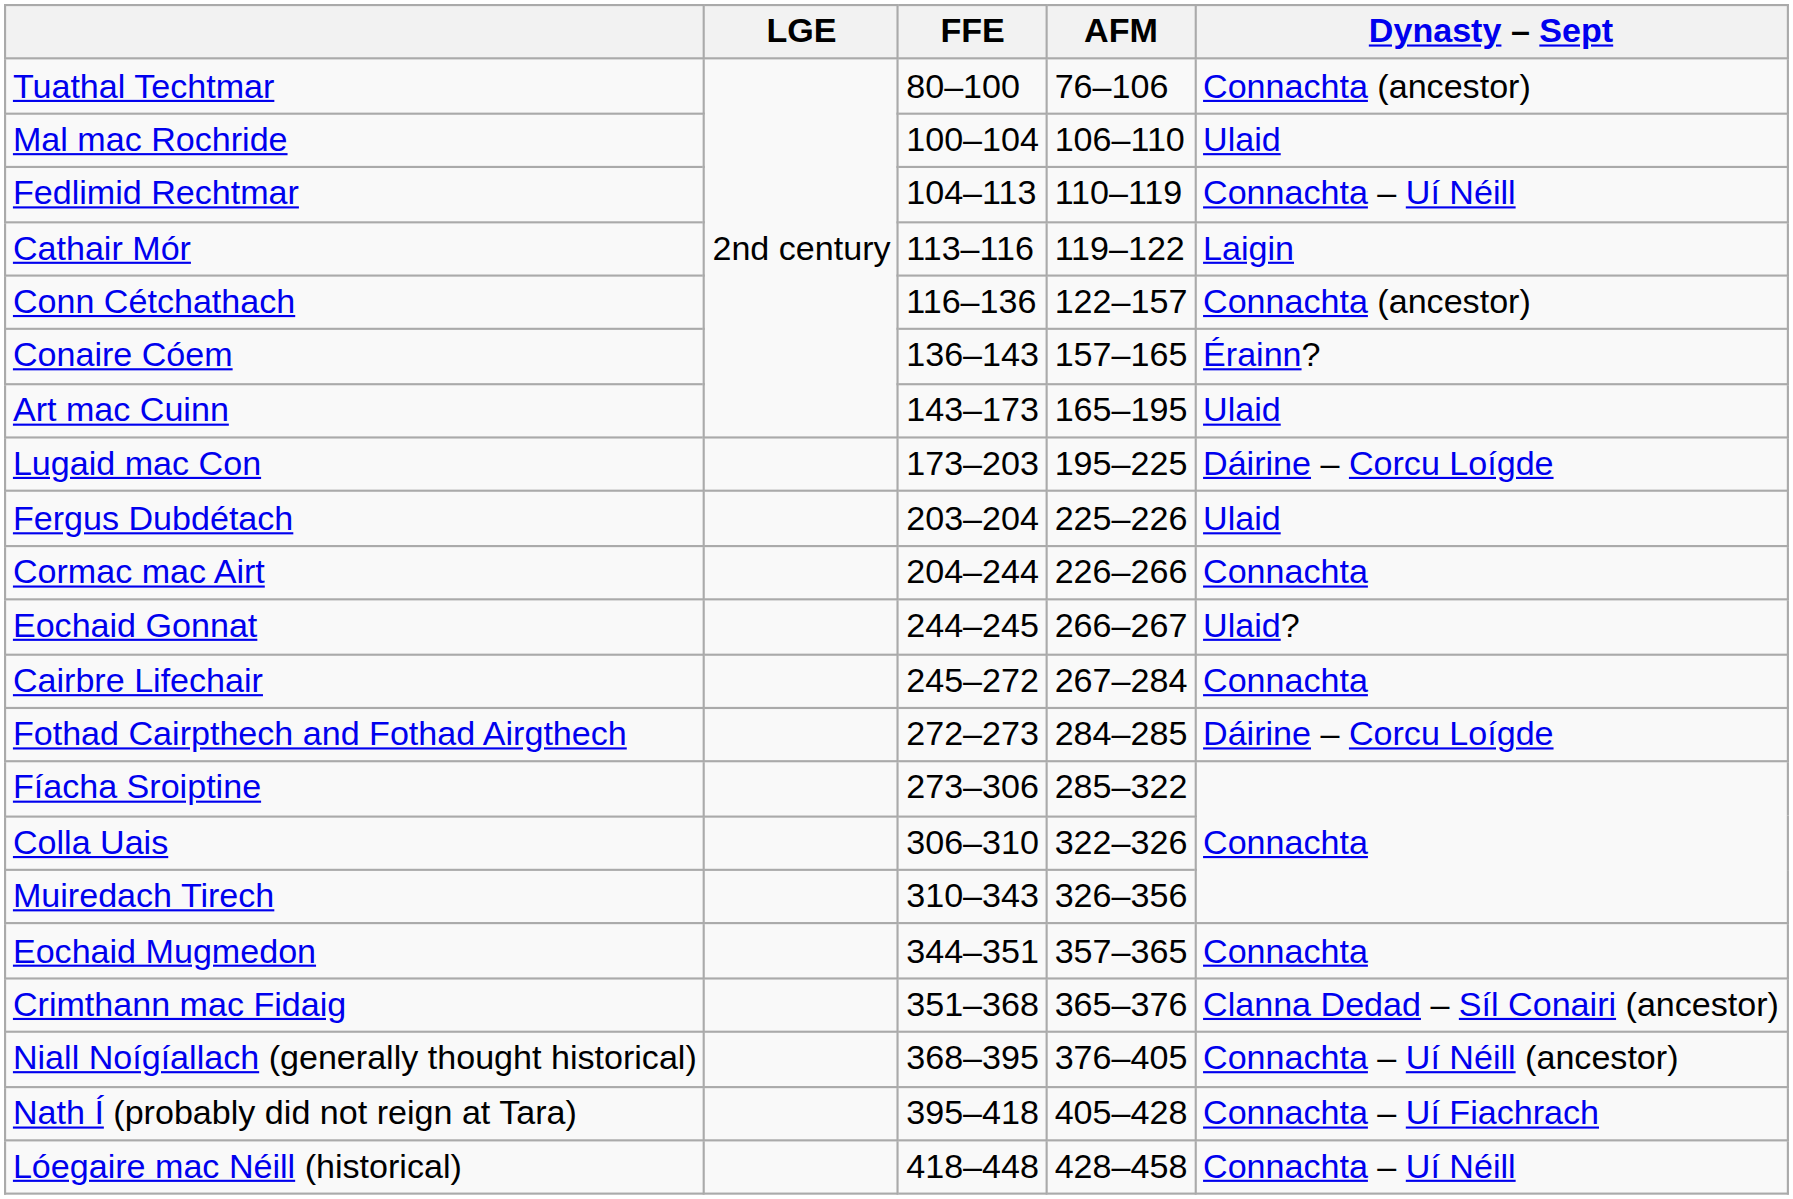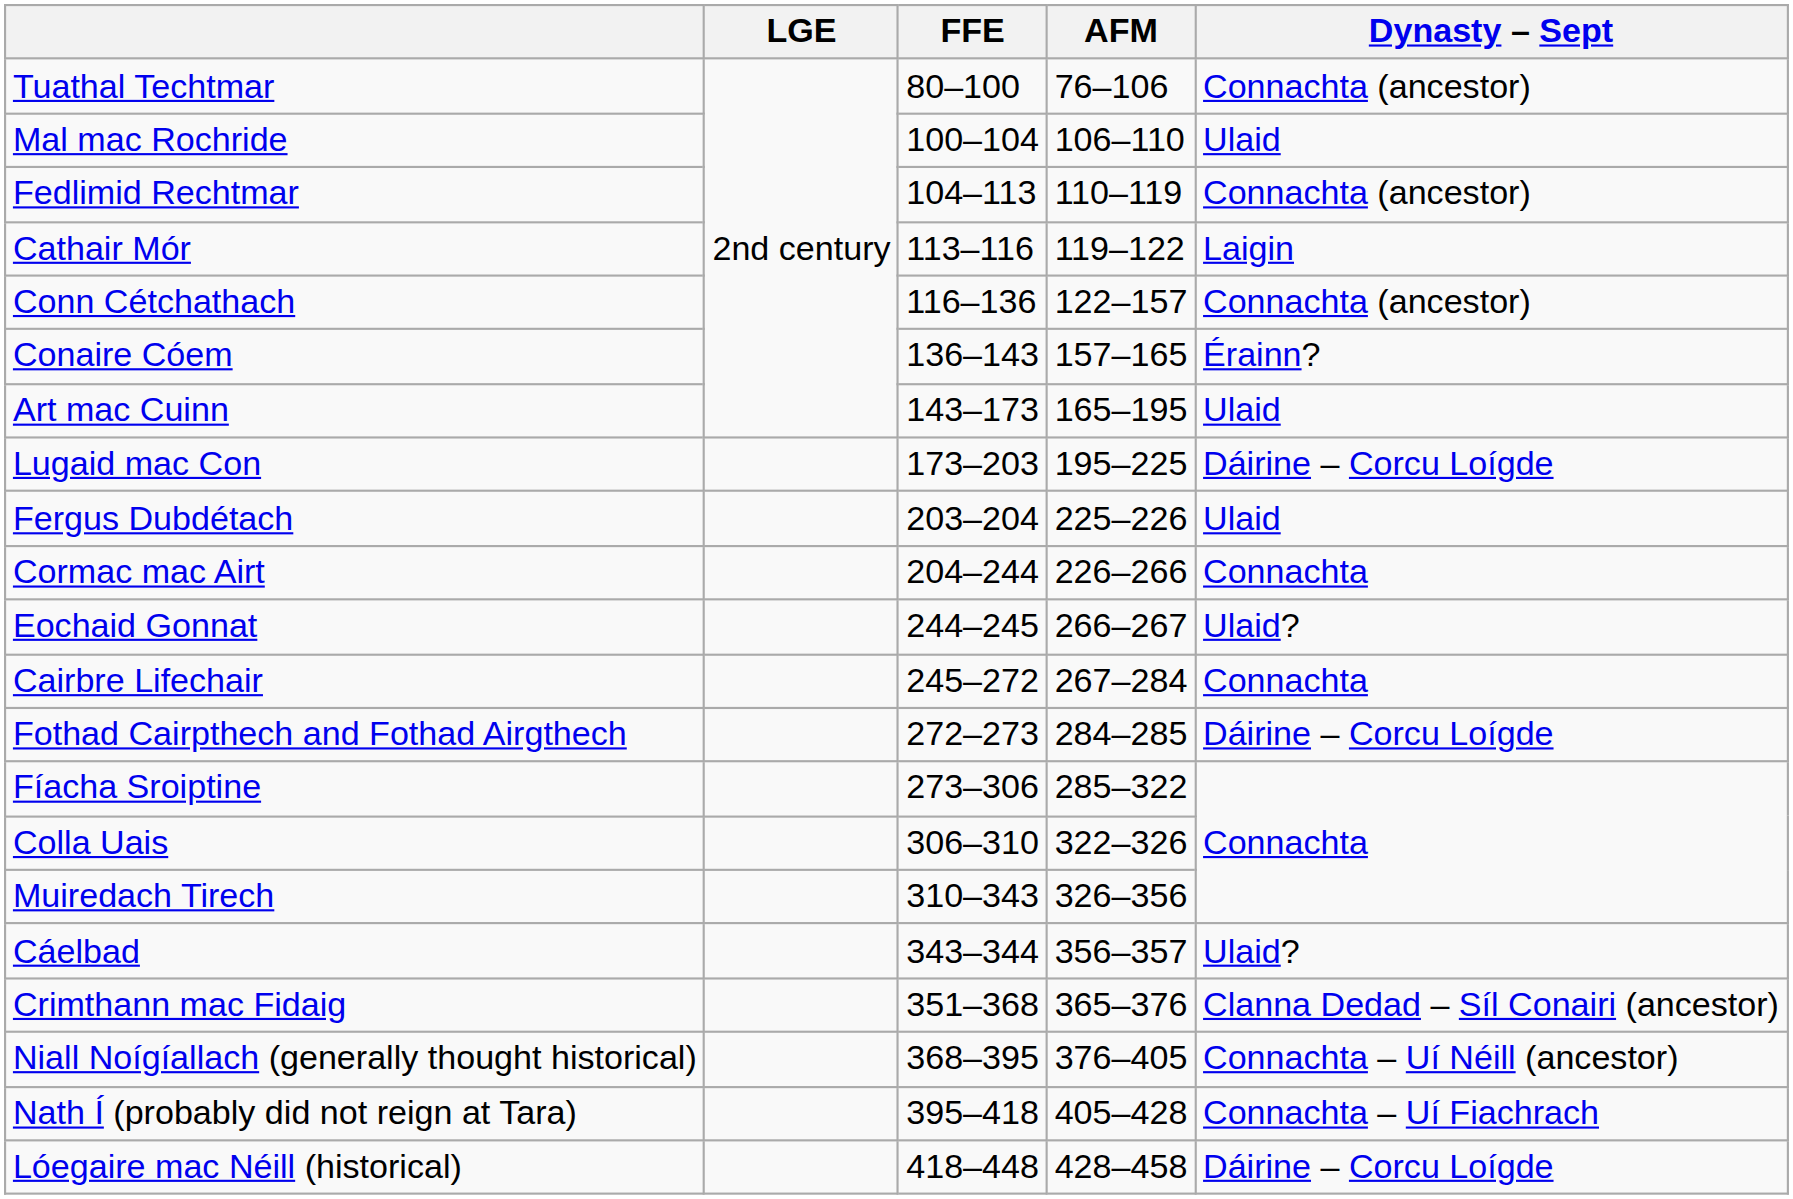(1359, 193) Connachta – Uí Néill -> (1367, 193) Connachta (ancestor)
+ row: (76, 950)
- row: (164, 950)
(1359, 1166) Connachta – Uí Néill -> (1378, 1166) Dáirine – Corcu Loígde
